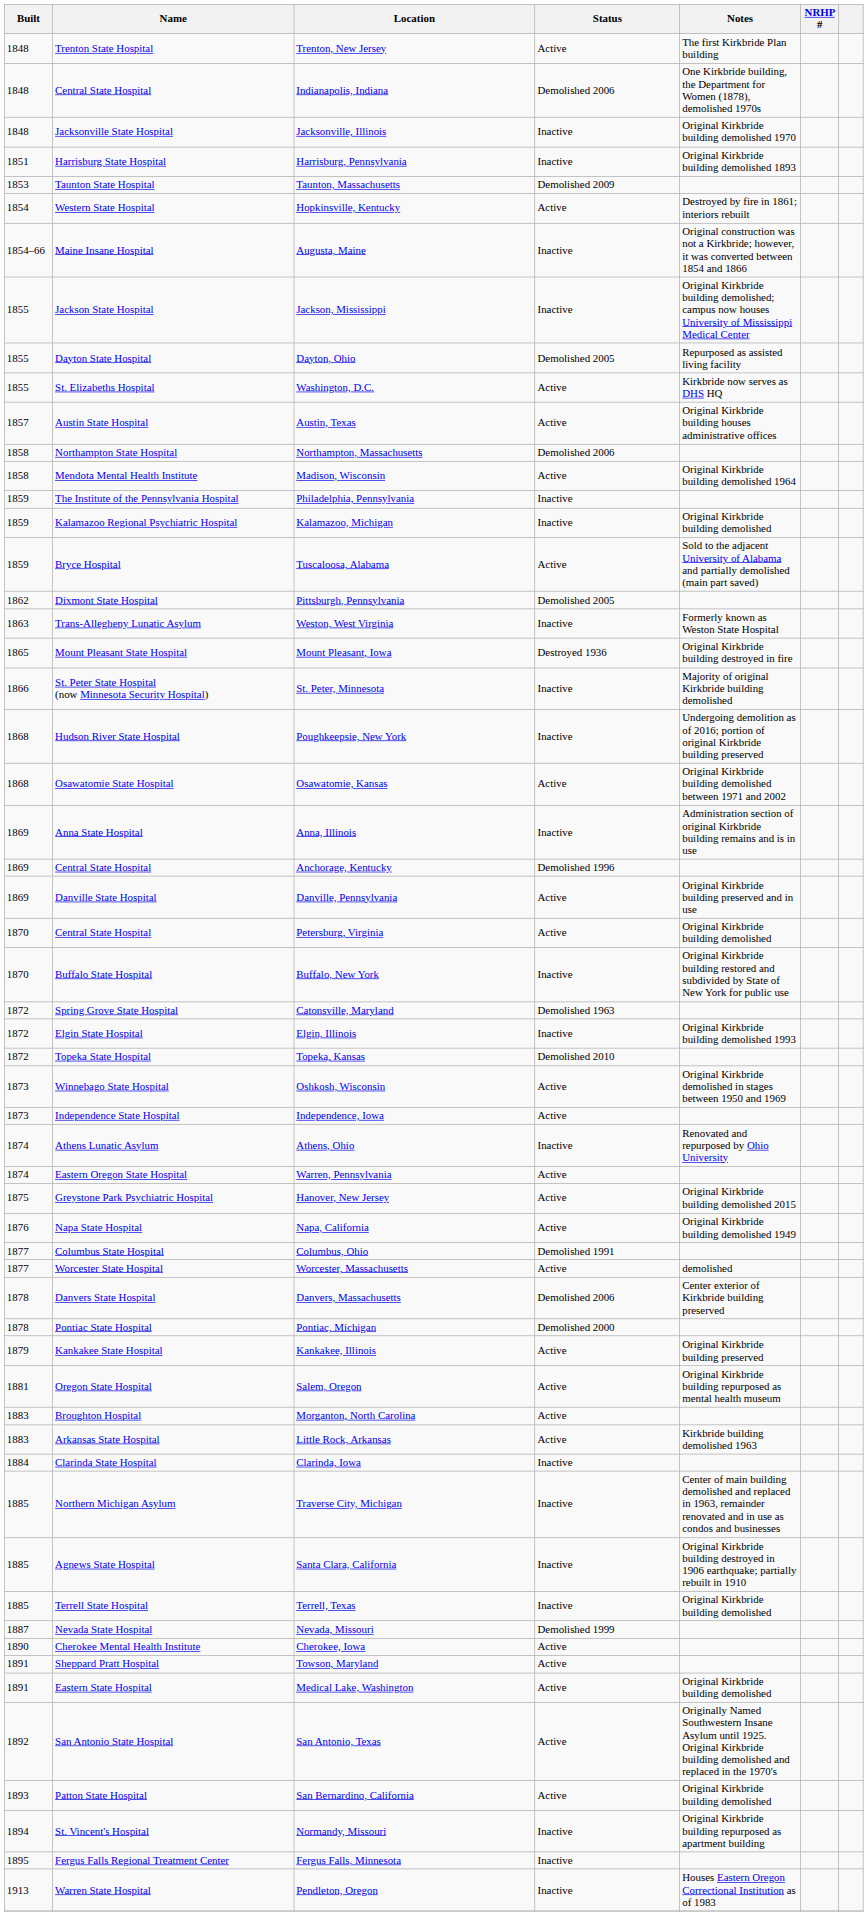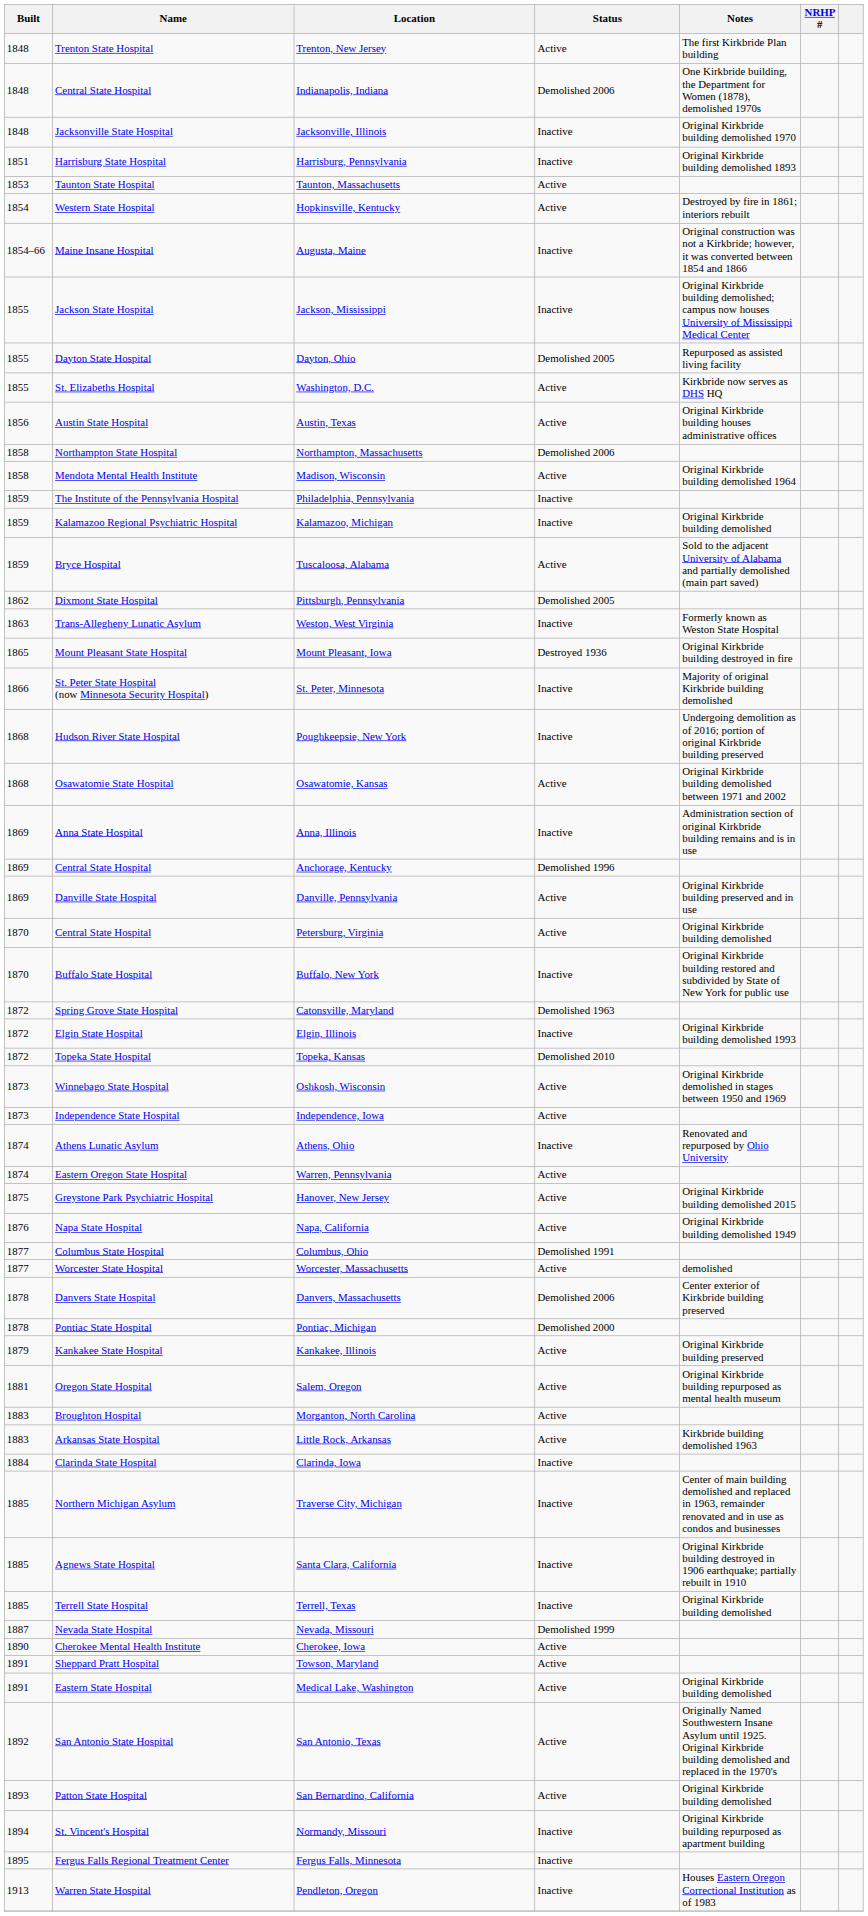(576, 185) Demolished 2009 -> (552, 185) Active
(18, 423) 1857 -> (18, 423) 1856
